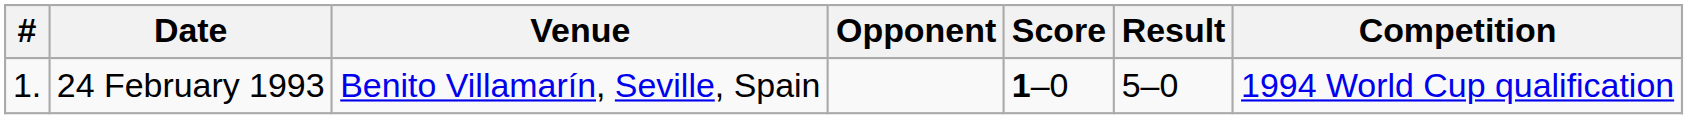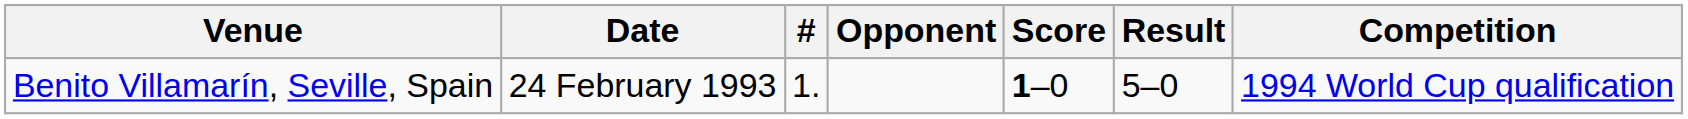columns swapped: (27, 31) <-> (580, 31)
